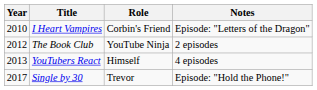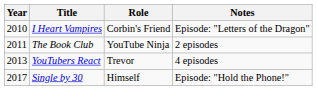(17, 45) 2012 -> (17, 45) 2011
(123, 61) Himself -> (121, 61) Trevor
(121, 77) Trevor -> (123, 77) Himself
